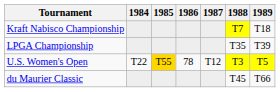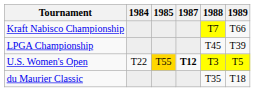- column: (188, 12)
(262, 29) T18 -> (238, 29) T66
(238, 46) T35 -> (213, 46) T45
(213, 62) normal -> (188, 62) bold
(238, 79) T45 -> (213, 79) T35
(262, 79) T66 -> (238, 79) T18
